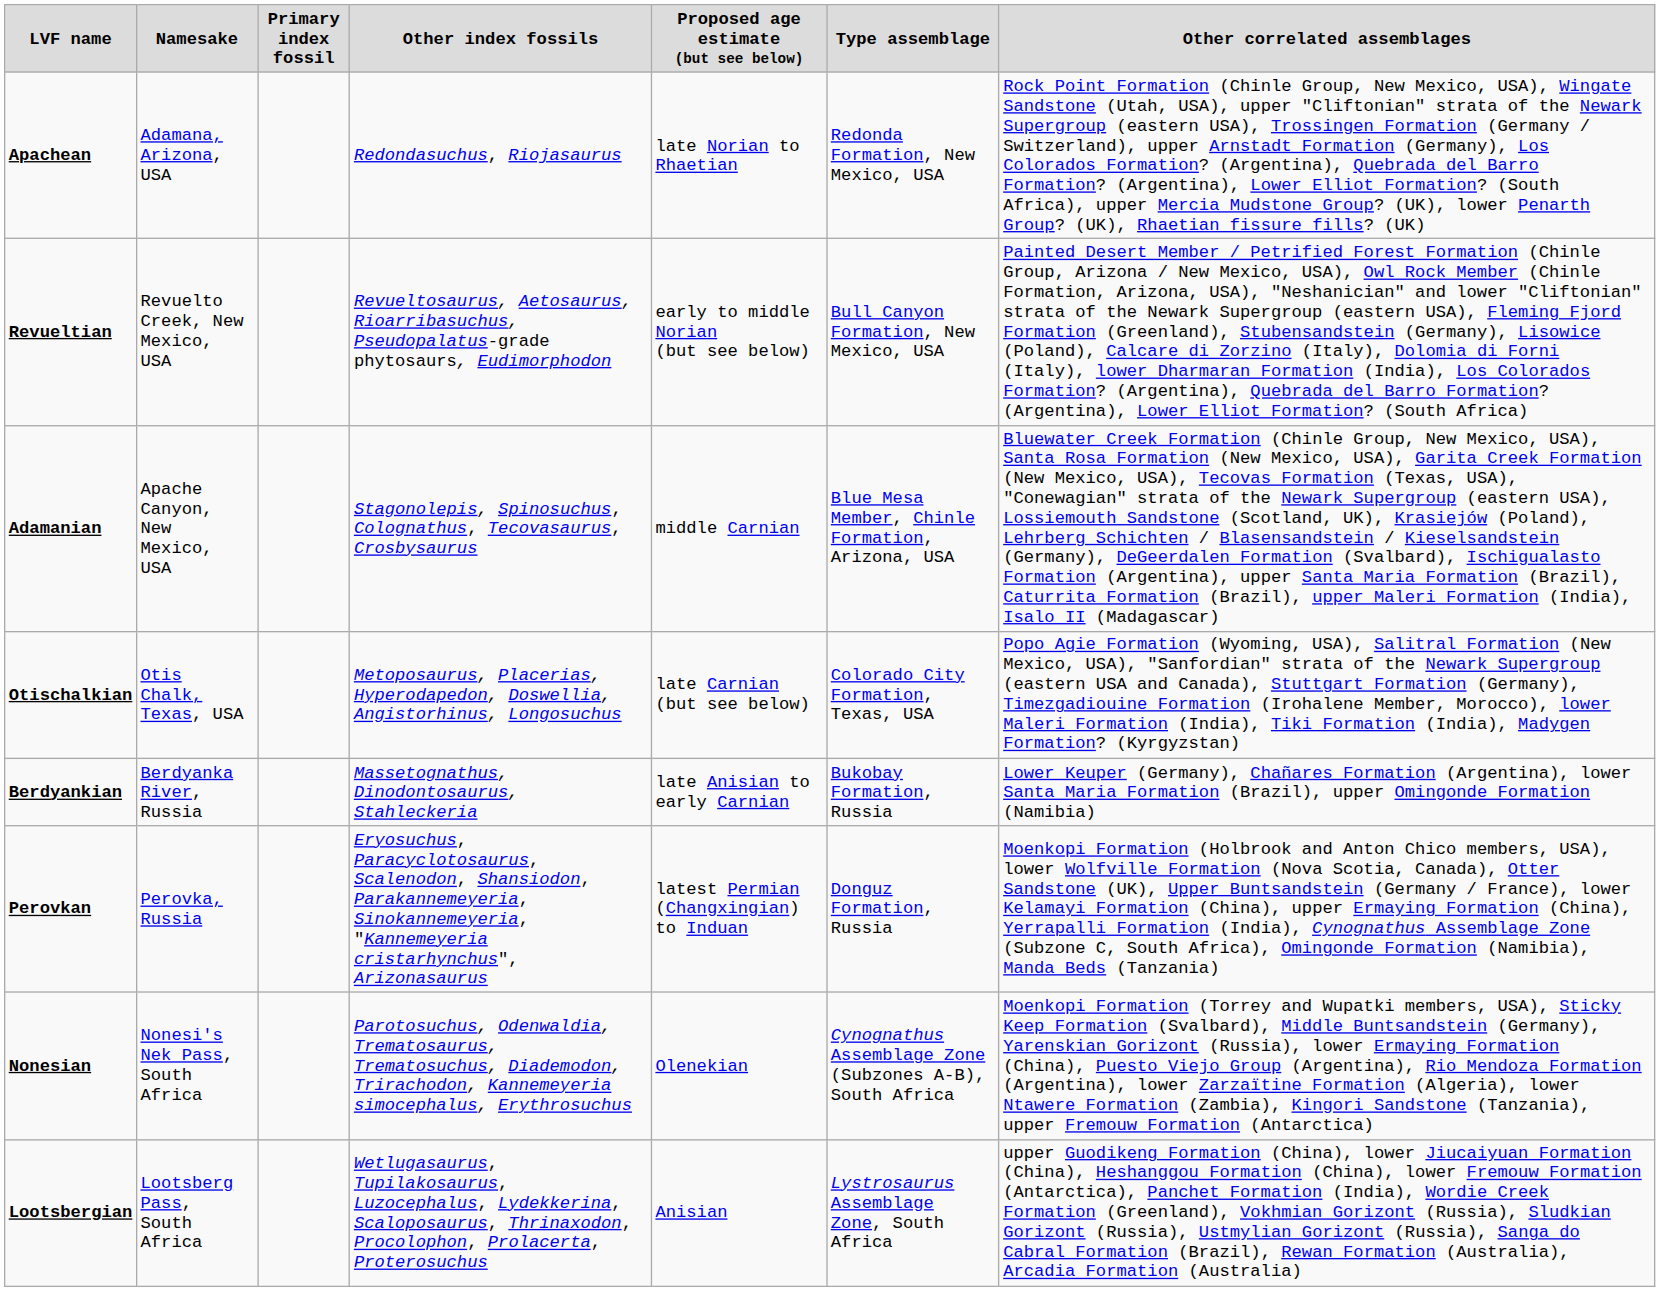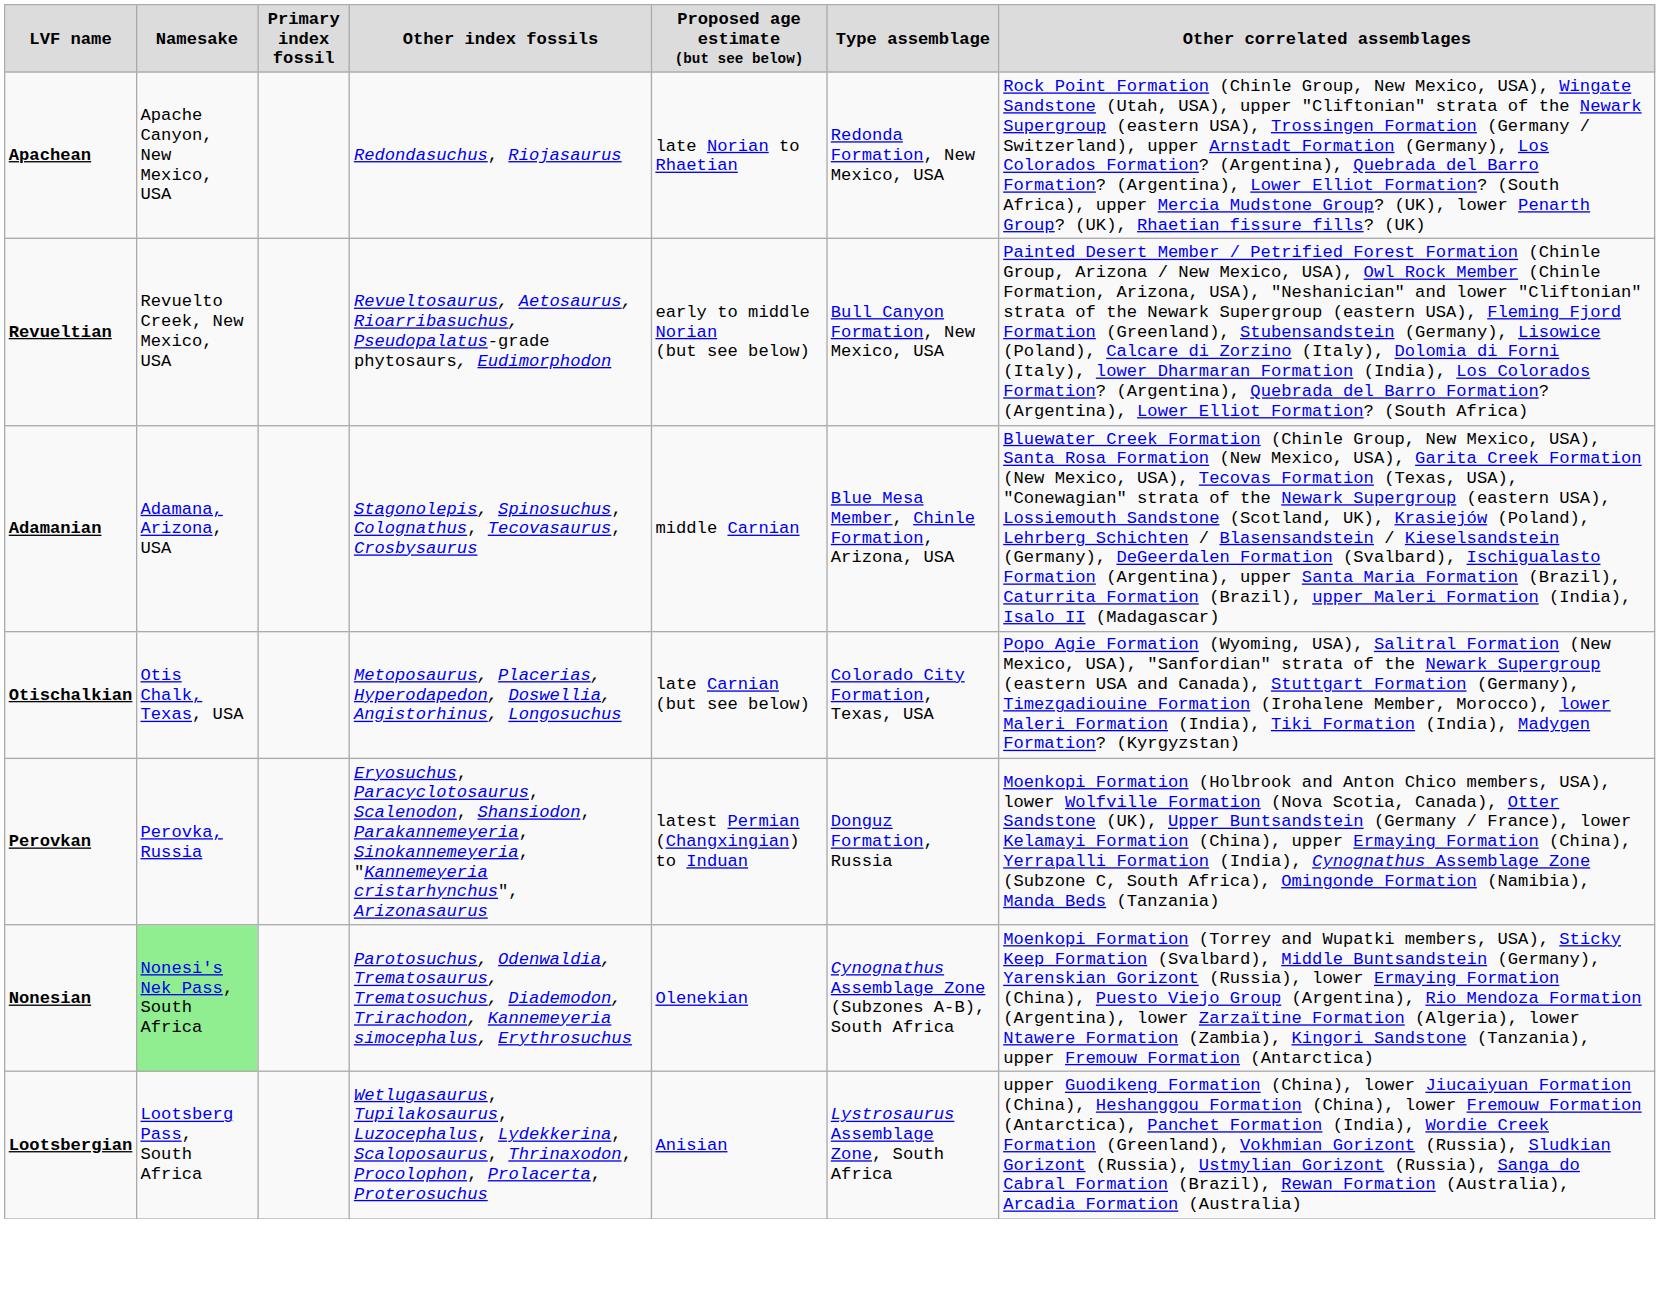(182, 156) Adamana, Arizona, USA -> (177, 156) Apache Canyon, New Mexico, USA
(177, 528) Apache Canyon, New Mexico, USA -> (182, 528) Adamana, Arizona, USA
- row: (65, 792)
(187, 1066) no background -> (187, 998) lightgreen background
